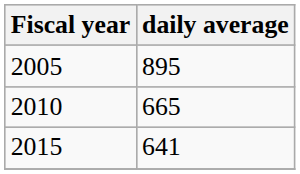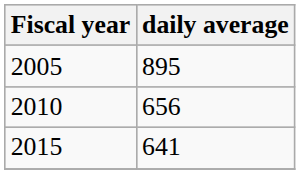(161, 106) 665 -> (161, 106) 656
